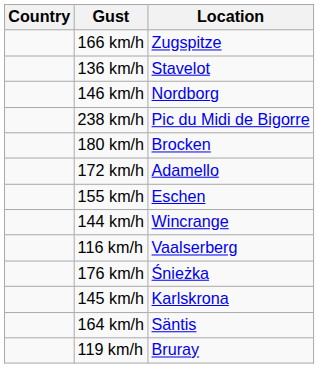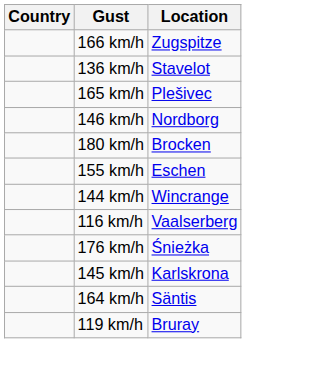+ row: (111, 94)
- row: (111, 119)
- row: (111, 171)
